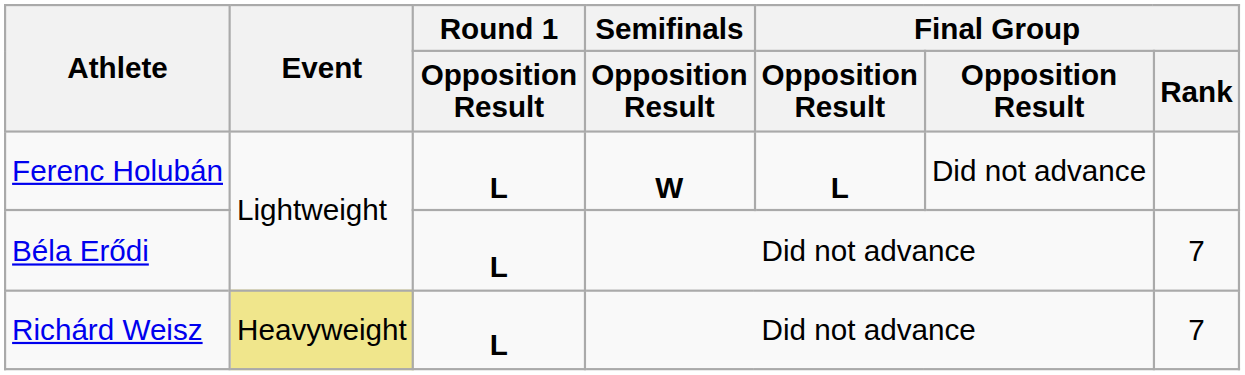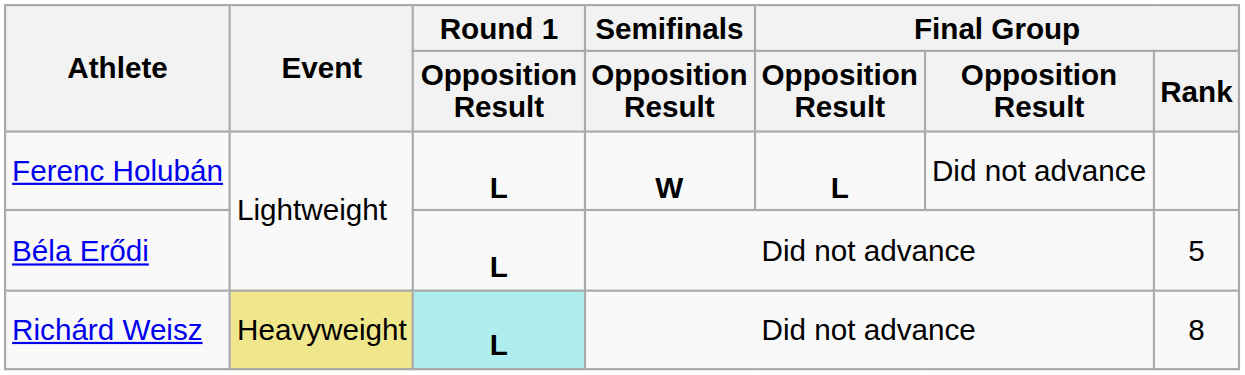(1196, 250) 7 -> (1196, 250) 5
(499, 346) no background -> (499, 346) paleturquoise background
(1196, 329) 7 -> (1196, 329) 8
